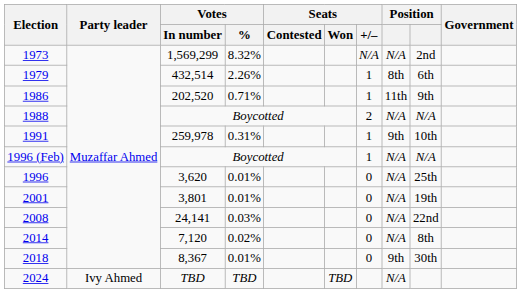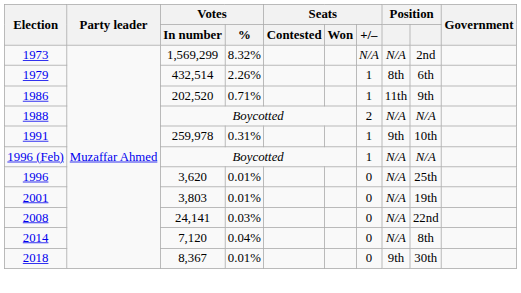(193, 197) 3,801 -> (193, 197) 3,803
(244, 237) 0.02% -> (244, 237) 0.04%
- row: (36, 278)
